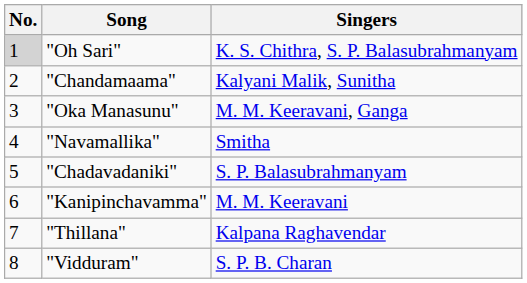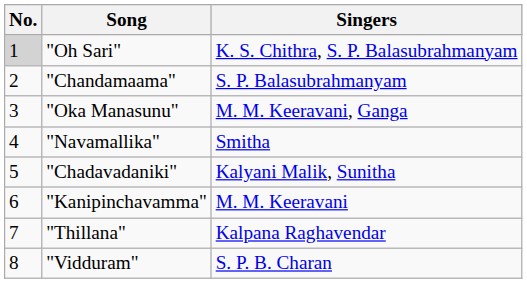(306, 80) Kalyani Malik, Sunitha -> (311, 80) S. P. Balasubrahmanyam
(311, 171) S. P. Balasubrahmanyam -> (306, 171) Kalyani Malik, Sunitha
